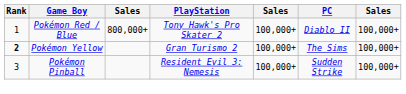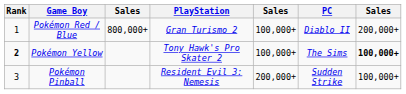(202, 30) Tony Hawk's Pro Skater 2 -> (202, 30) Gran Turismo 2
(378, 30) 100,000+ -> (378, 30) 200,000+
(202, 49) Gran Turismo 2 -> (202, 53) Tony Hawk's Pro Skater 2
(378, 49) normal -> (378, 53) bold
(276, 67) 100,000+ -> (276, 77) 200,000+
